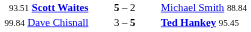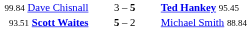rows swapped: (47, 22) <-> (49, 7)
